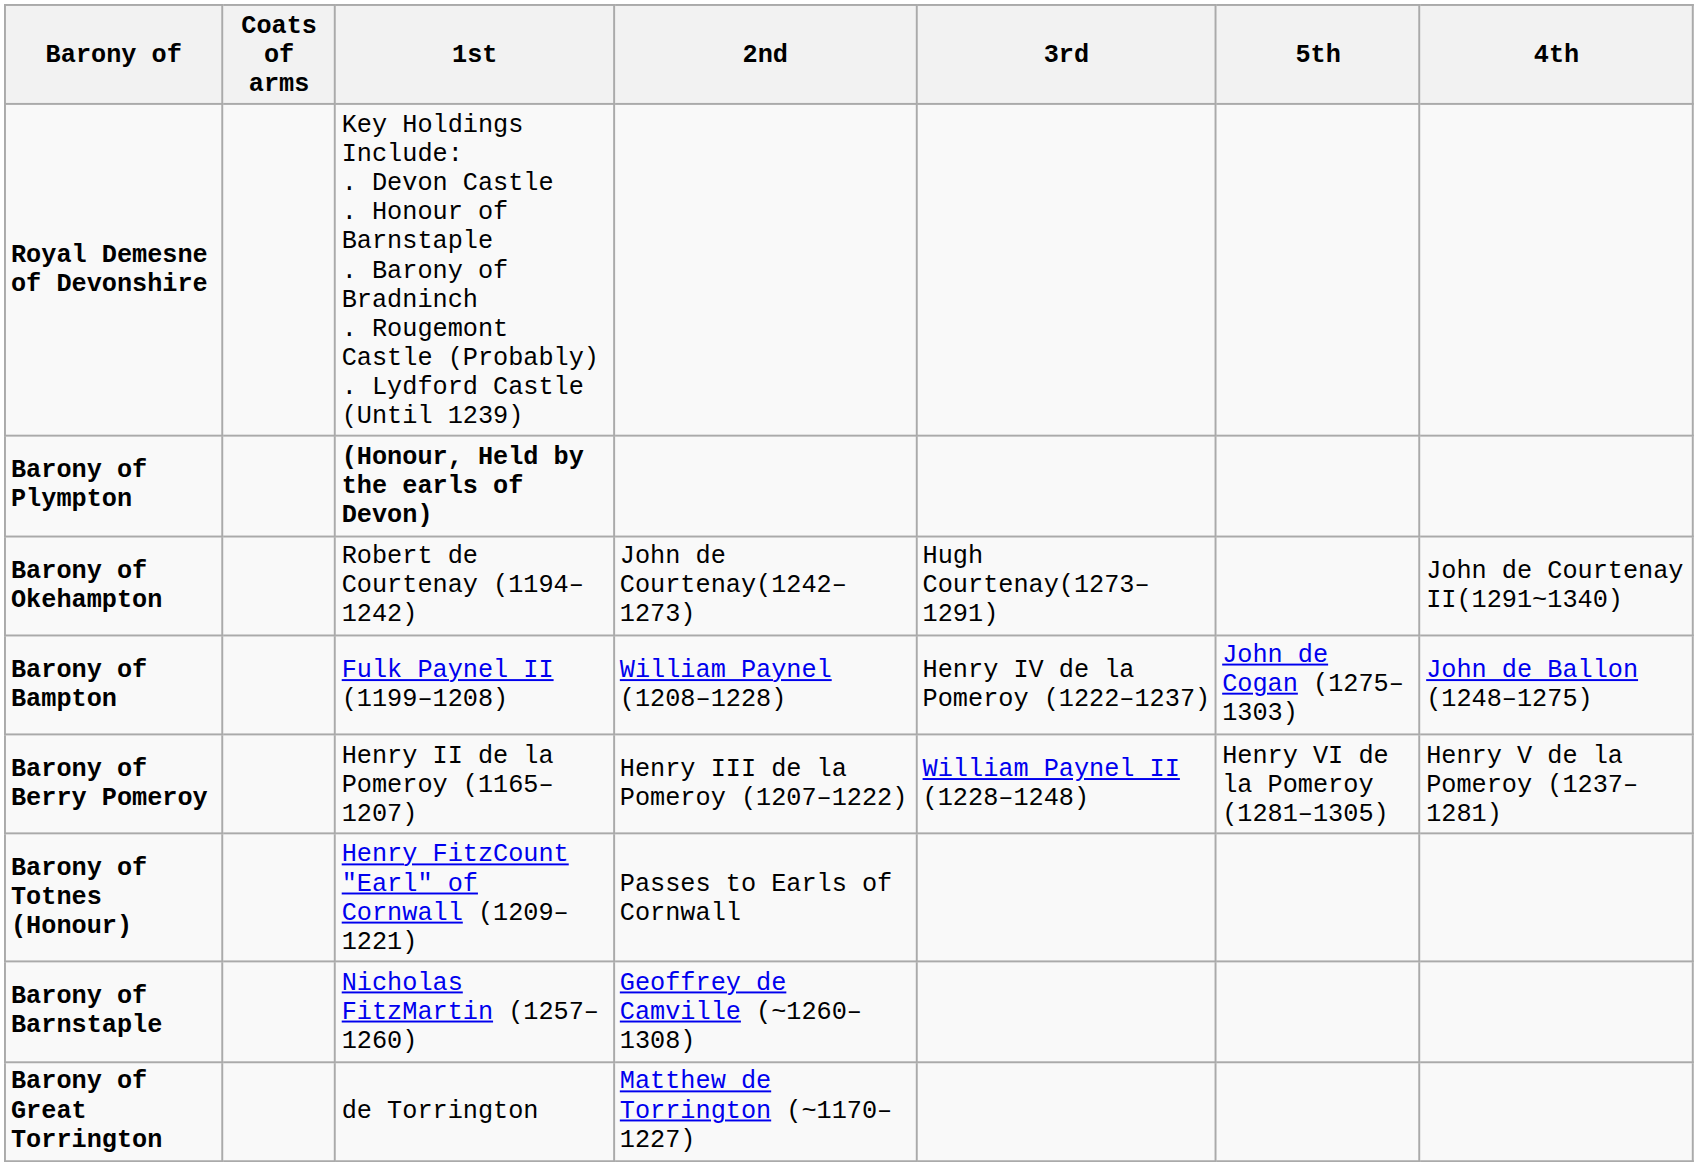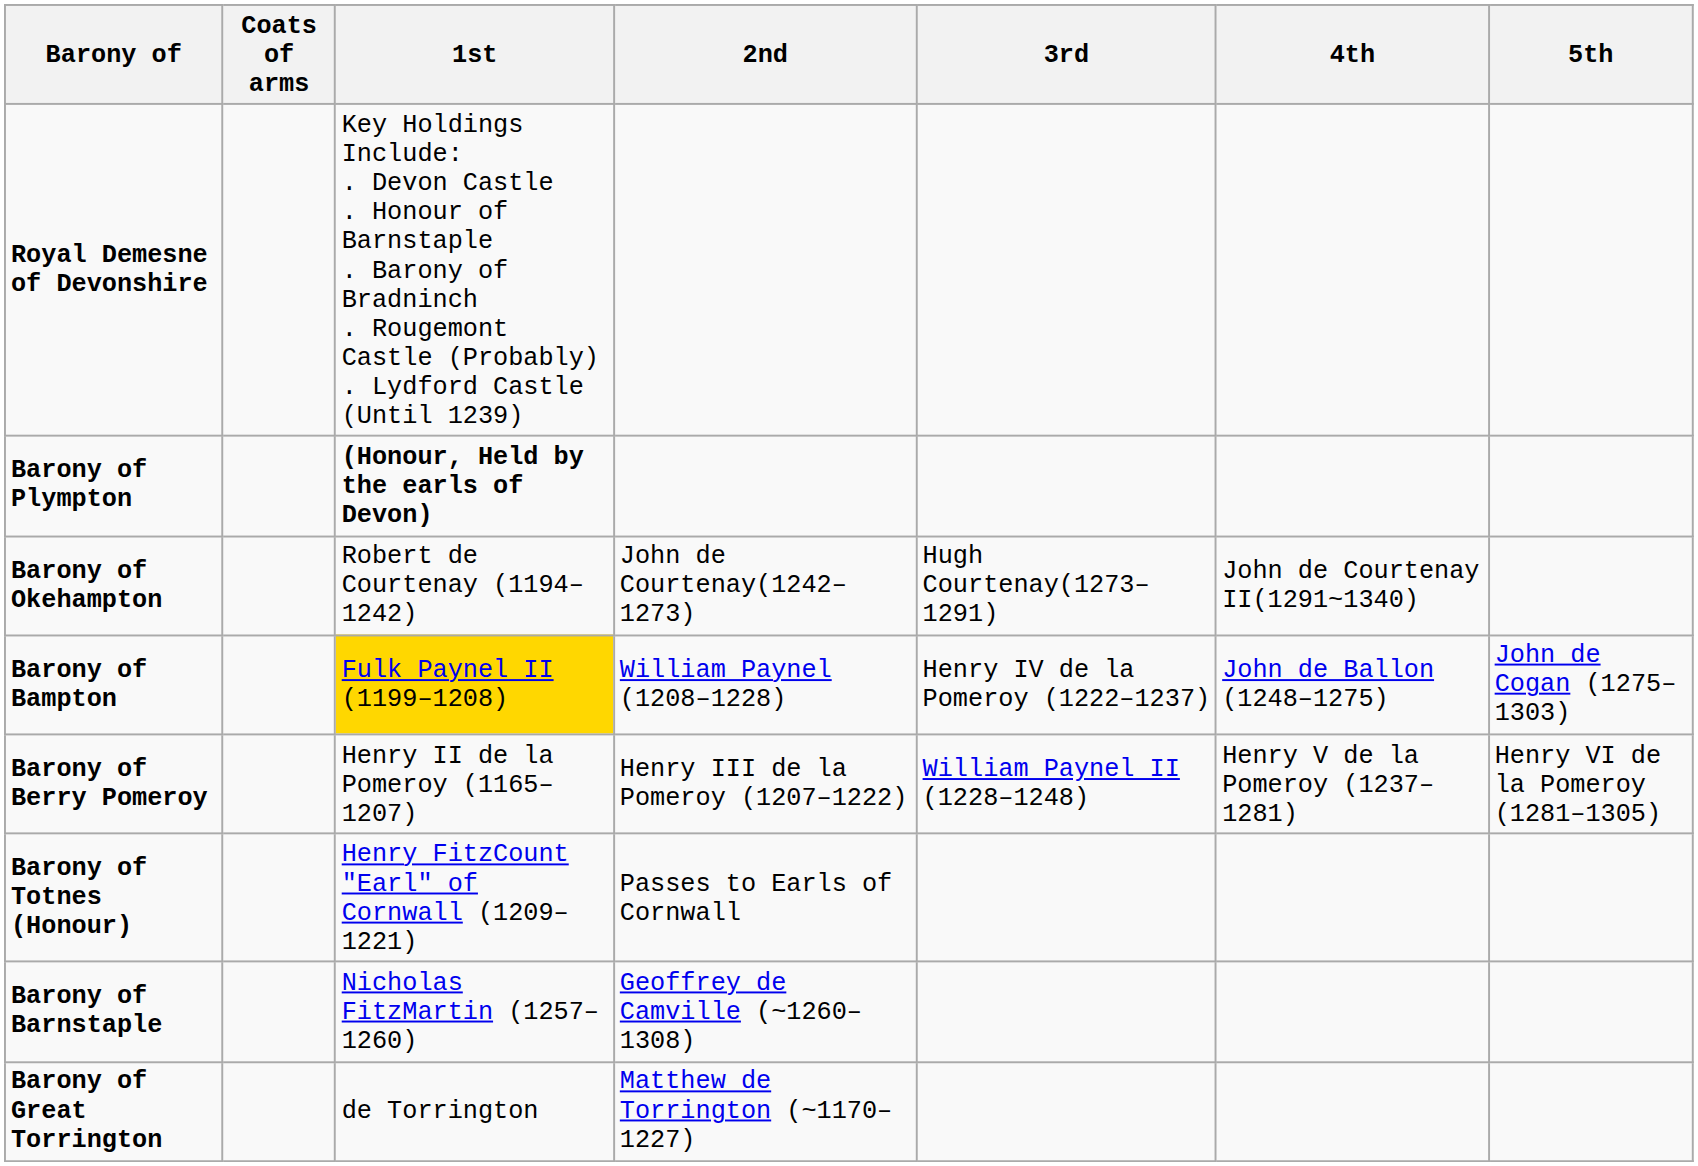columns swapped: (1556, 55) <-> (1318, 55)
(448, 685) no background -> (448, 685) gold background
